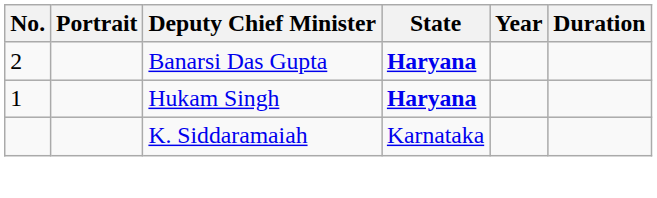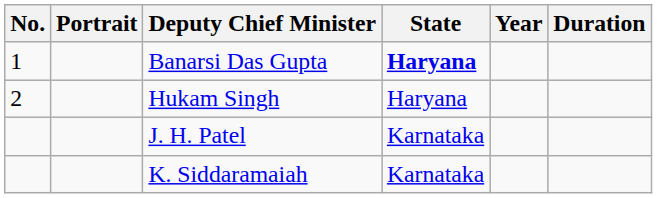(16, 60) 2 -> (16, 60) 1
(16, 98) 1 -> (16, 98) 2
(432, 98) bold -> (427, 98) normal
+ row: (197, 135)
